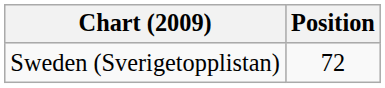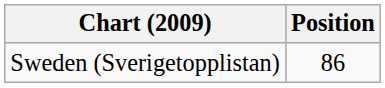(333, 62) 72 -> (333, 62) 86
